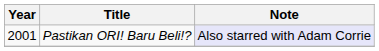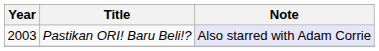(22, 35) 2001 -> (22, 35) 2003
